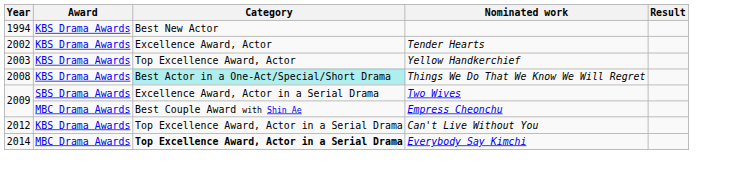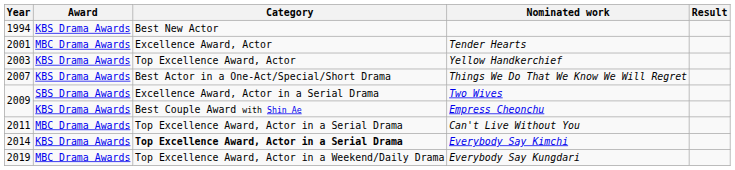(19, 45) 2002 -> (19, 45) 2001
(83, 45) KBS Drama Awards -> (83, 45) MBC Drama Awards
(19, 77) 2008 -> (19, 77) 2007
(263, 77) paleturquoise background -> (263, 77) no background
(83, 109) MBC Drama Awards -> (83, 109) KBS Drama Awards
(19, 125) 2012 -> (19, 125) 2011
(83, 125) KBS Drama Awards -> (83, 125) MBC Drama Awards
(83, 141) MBC Drama Awards -> (83, 141) KBS Drama Awards
+ row: (515, 157)
